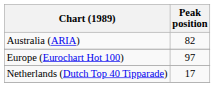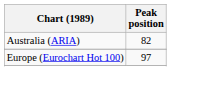- row: (87, 73)
